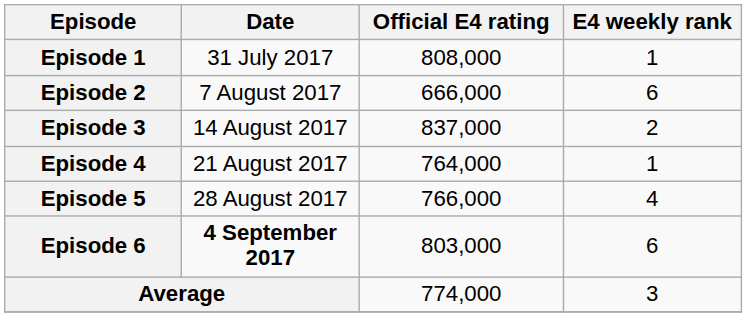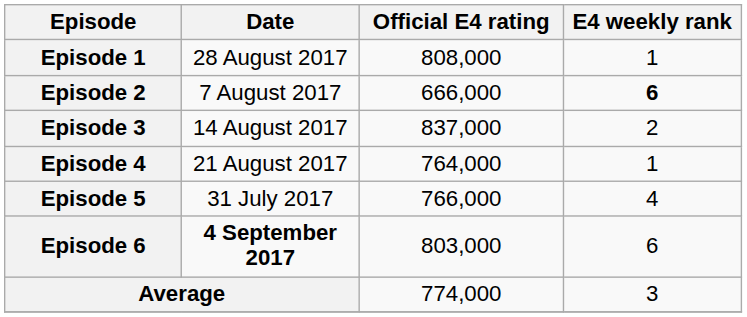(270, 57) 31 July 2017 -> (270, 57) 28 August 2017
(652, 92) normal -> (652, 92) bold
(270, 198) 28 August 2017 -> (270, 198) 31 July 2017
